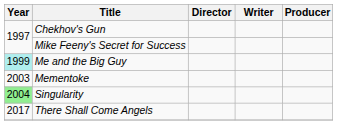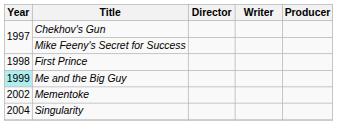+ row: (61, 62)
(18, 78) 2003 -> (18, 95) 2002
(18, 95) lightgreen background -> (18, 111) no background
- row: (94, 111)
